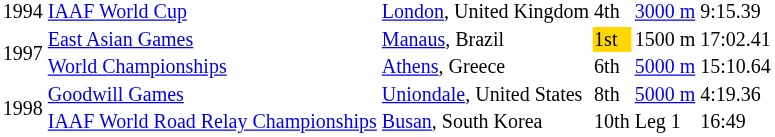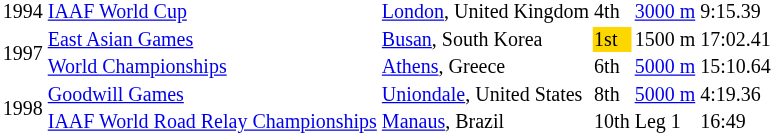(443, 39) Manaus, Brazil -> (462, 39) Busan, South Korea
(462, 121) Busan, South Korea -> (443, 121) Manaus, Brazil
